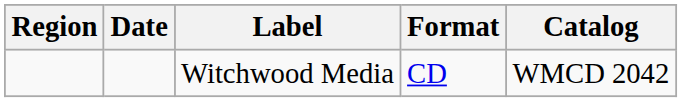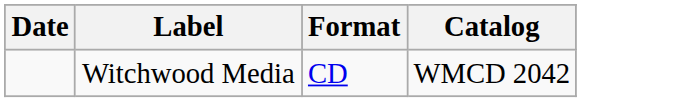- column: (54, 27)
